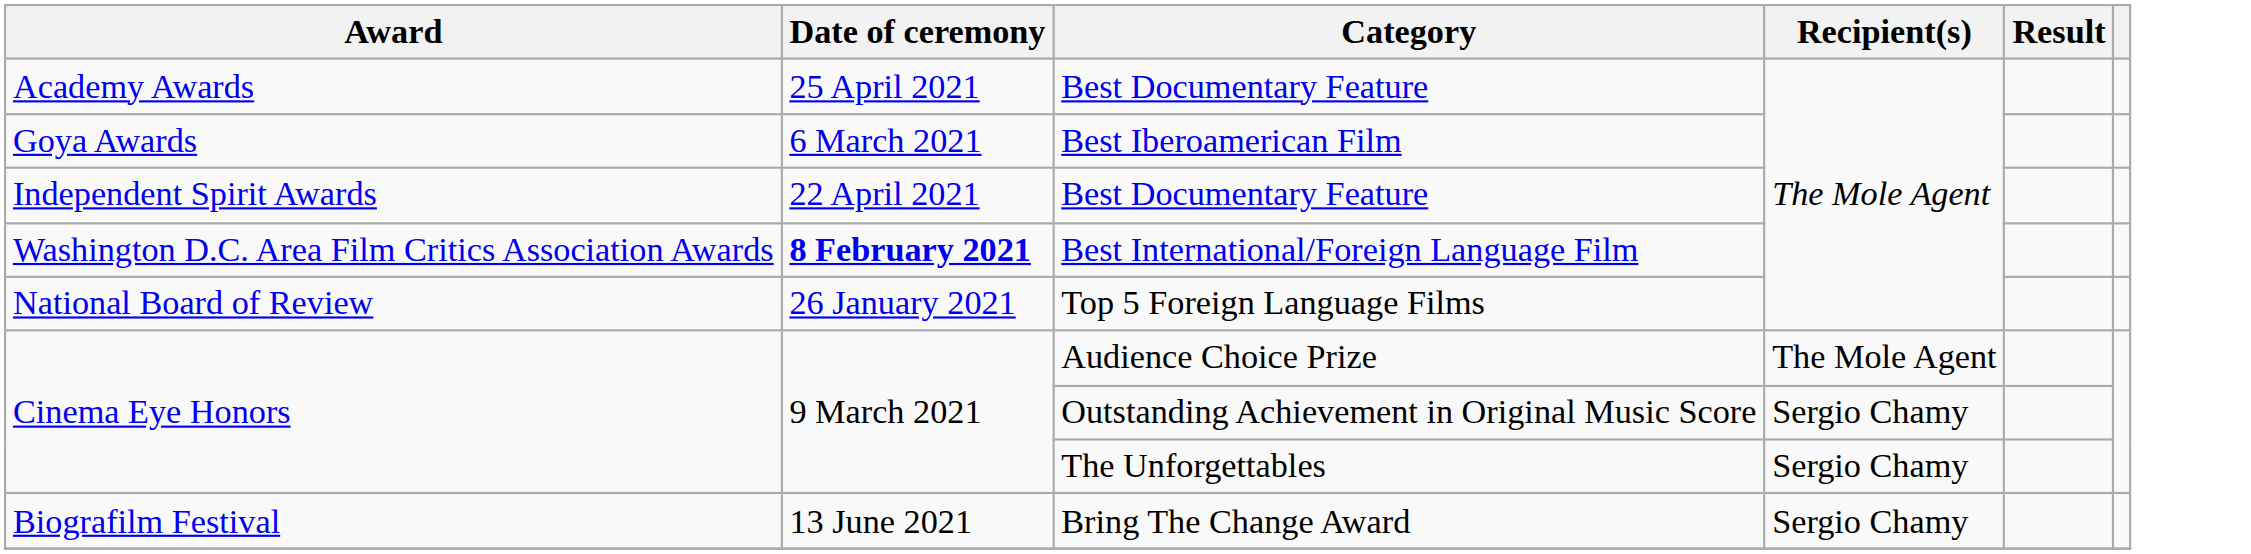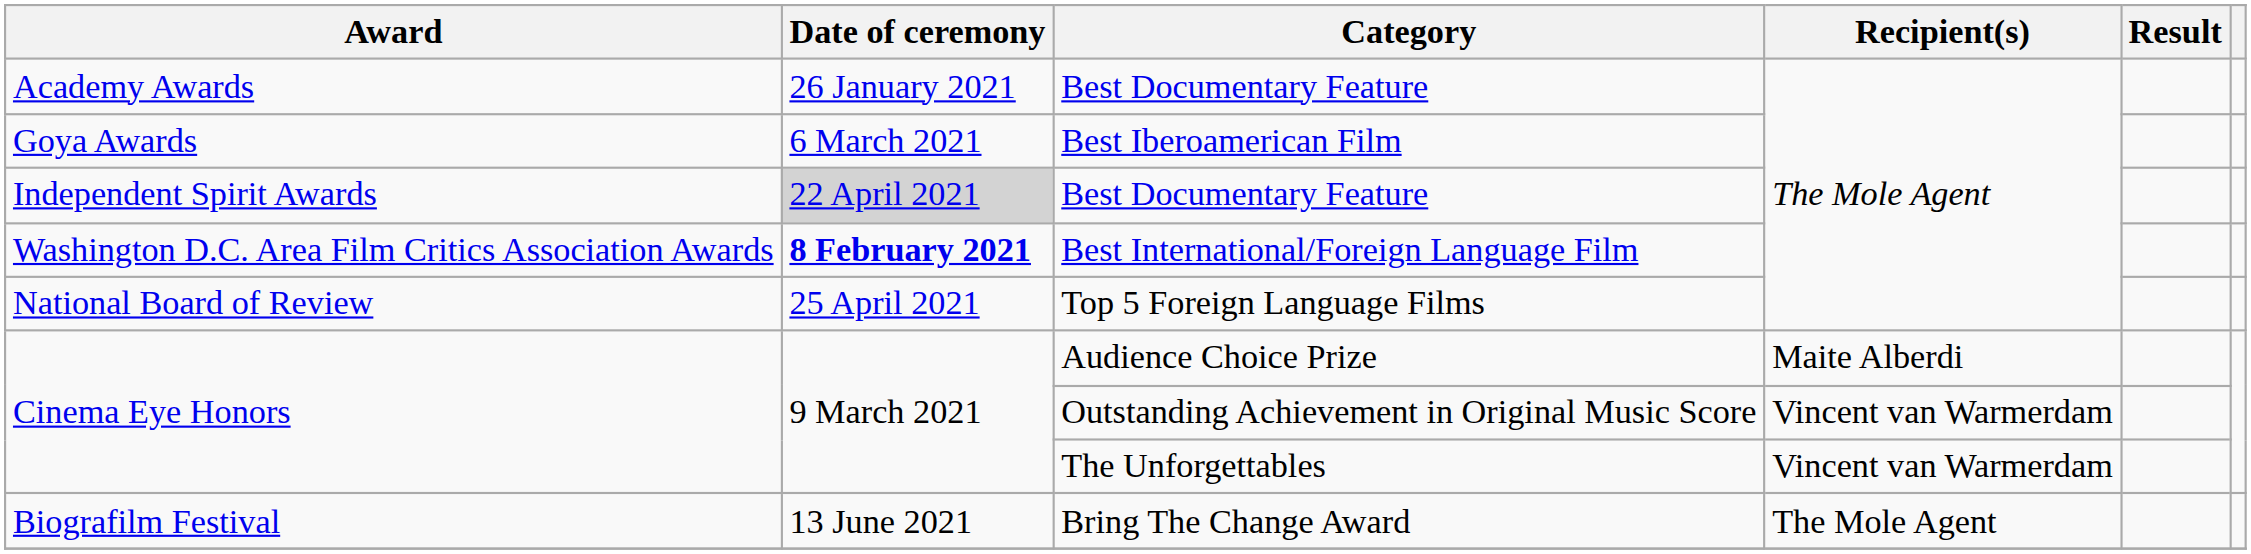(885, 85) 25 April 2021 -> (903, 85) 26 January 2021
(885, 194) no background -> (885, 194) lightgrey background
(903, 303) 26 January 2021 -> (885, 303) 25 April 2021
(1884, 357) The Mole Agent -> (1868, 357) Maite Alberdi
(1870, 411) Sergio Chamy -> (1942, 411) Vincent van Warmerdam
(1870, 466) Sergio Chamy -> (1942, 466) Vincent van Warmerdam
(1870, 520) Sergio Chamy -> (1884, 520) The Mole Agent
